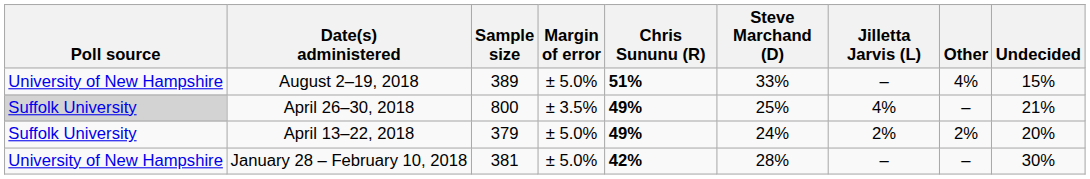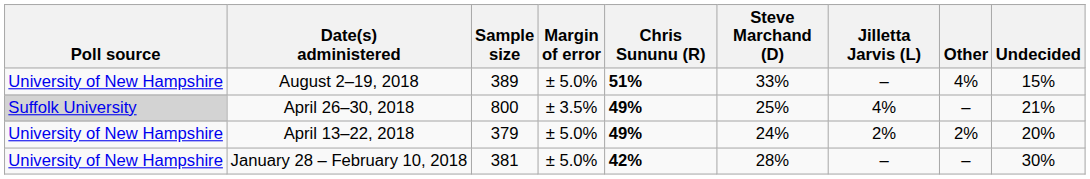(72, 134) Suffolk University -> (116, 134) University of New Hampshire
